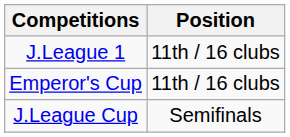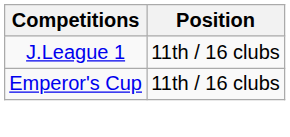- row: (76, 115)
